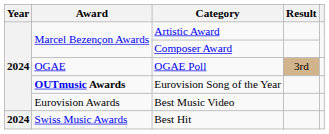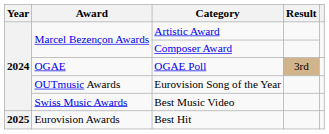(80, 84) bold -> (77, 84) normal
(77, 102) Eurovision Awards -> (81, 102) Swiss Music Awards
(18, 119) 2024 -> (18, 119) 2025
(81, 119) Swiss Music Awards -> (77, 119) Eurovision Awards
